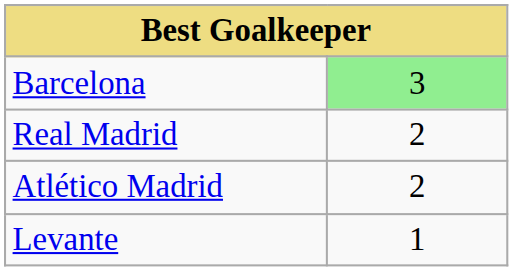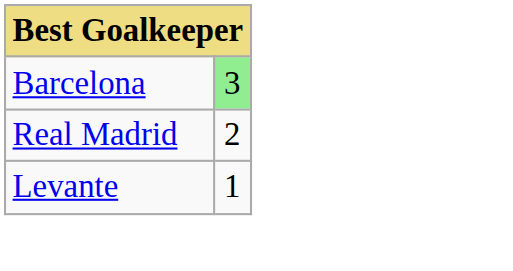- row: (118, 186)
